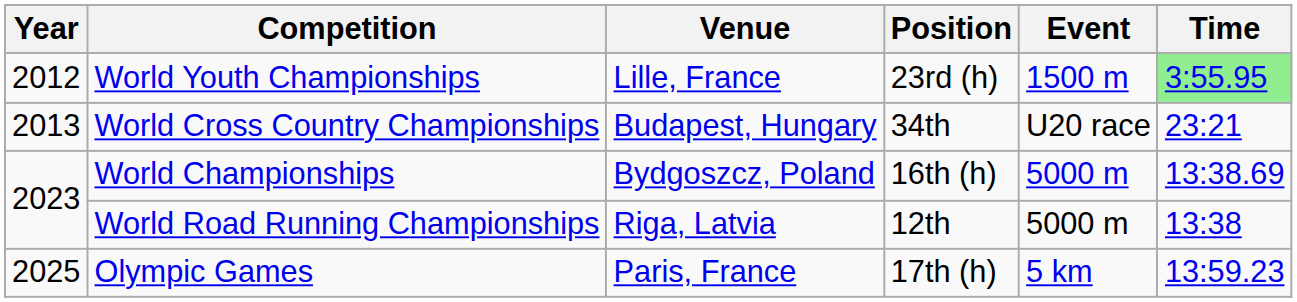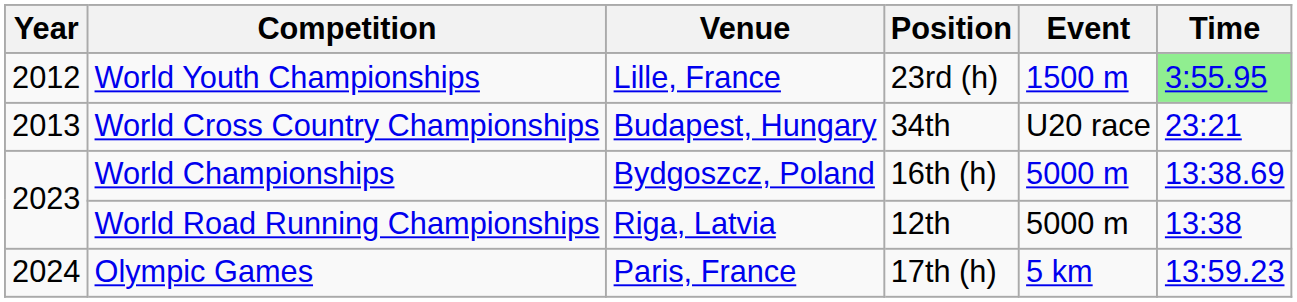(46, 272) 2025 -> (46, 272) 2024
